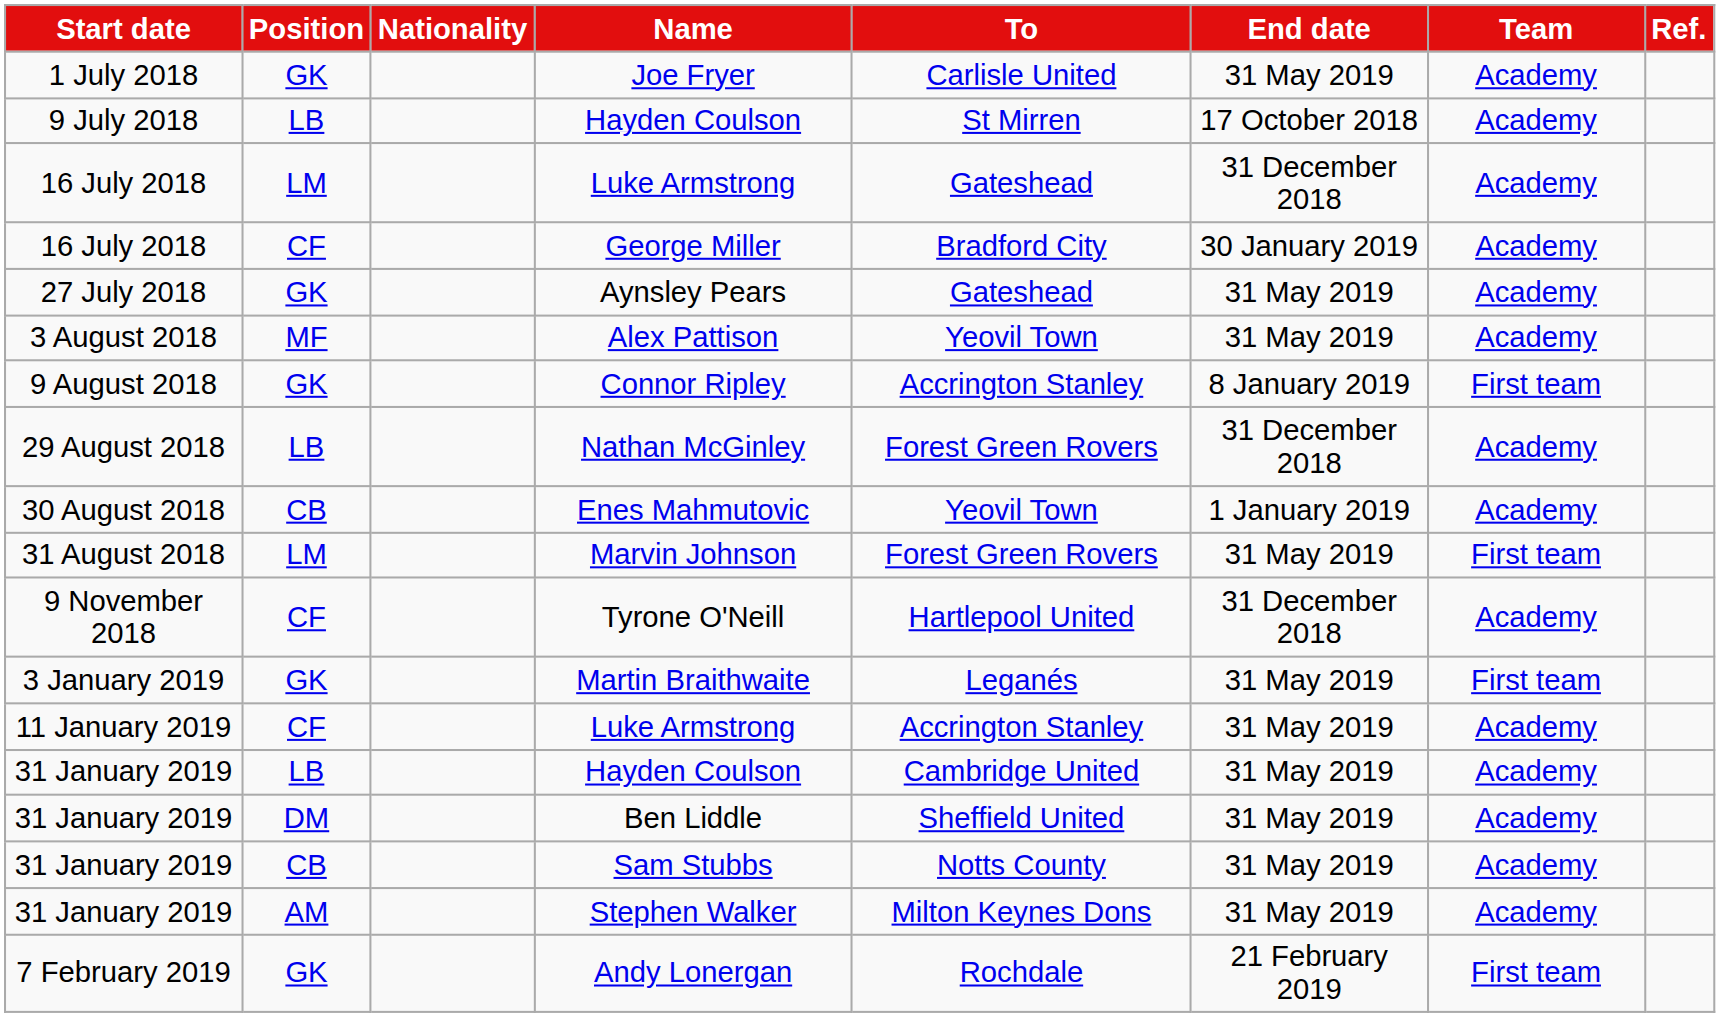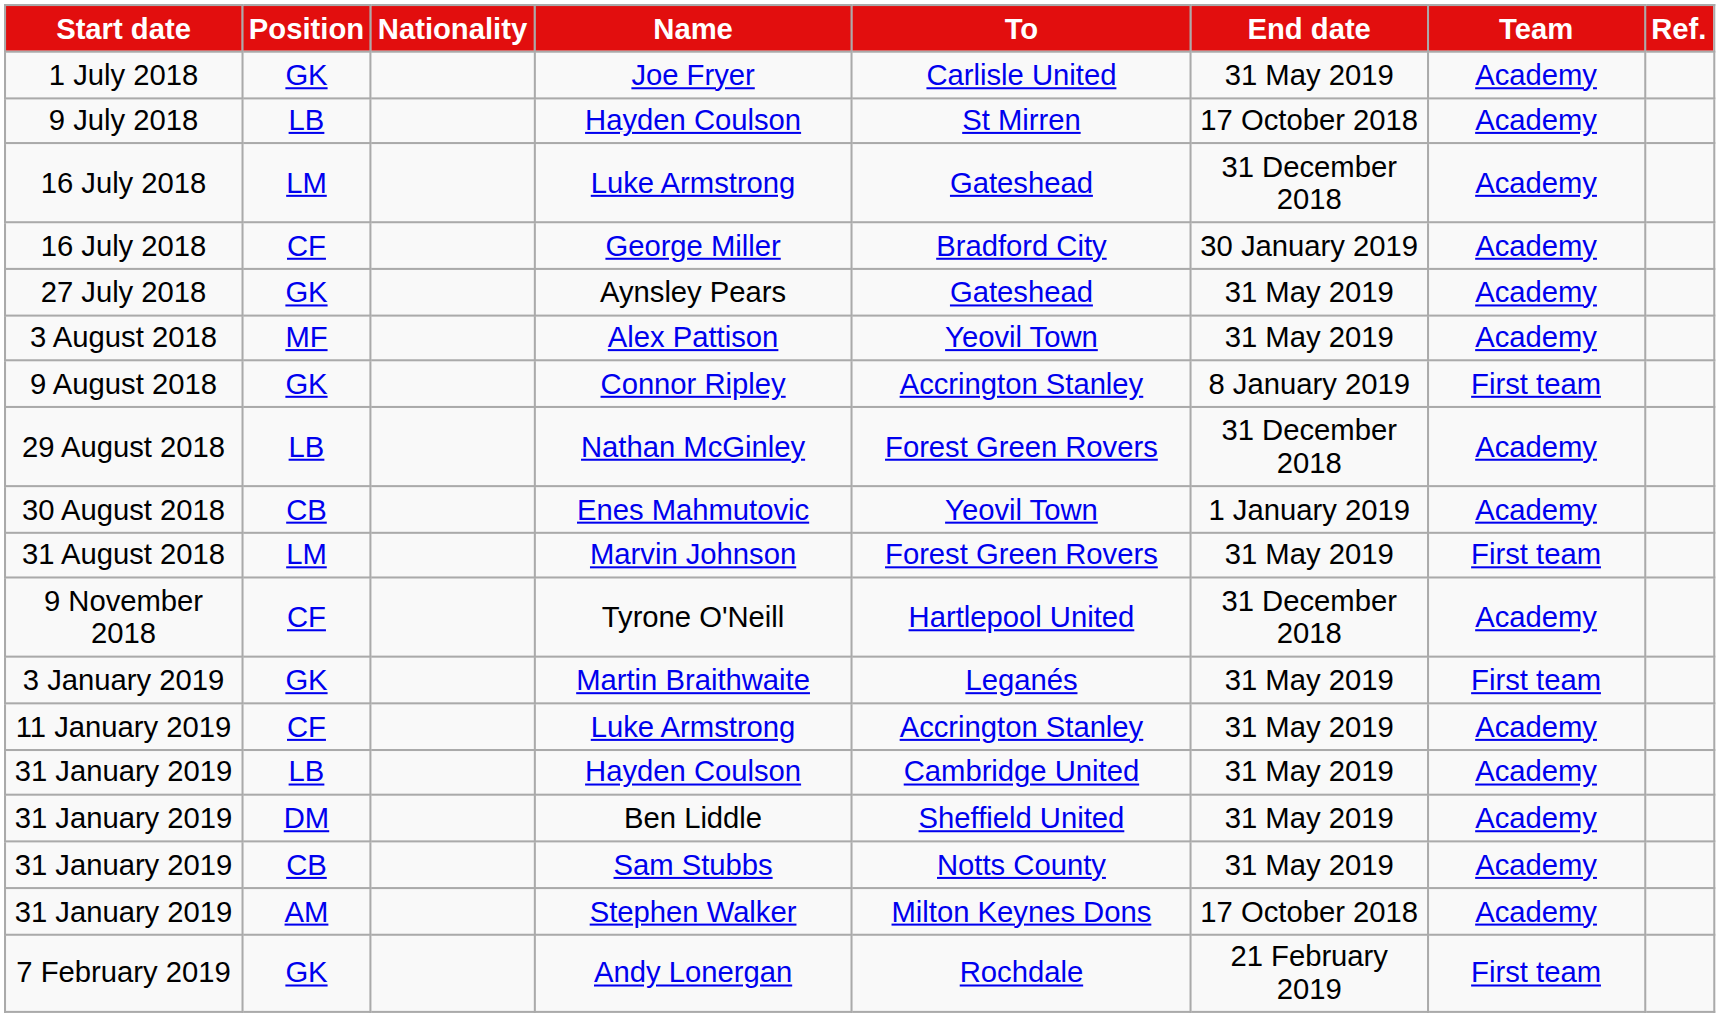(1309, 911) 31 May 2019 -> (1309, 911) 17 October 2018
